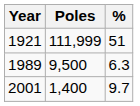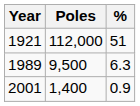(75, 40) 111,999 -> (76, 40) 112,000
(119, 88) 9.7 -> (120, 88) 0.9
